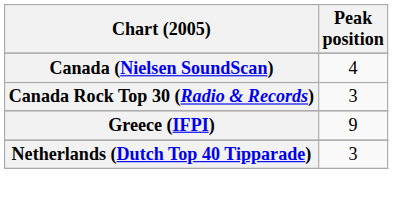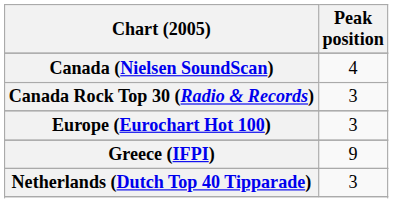+ row: (161, 125)
